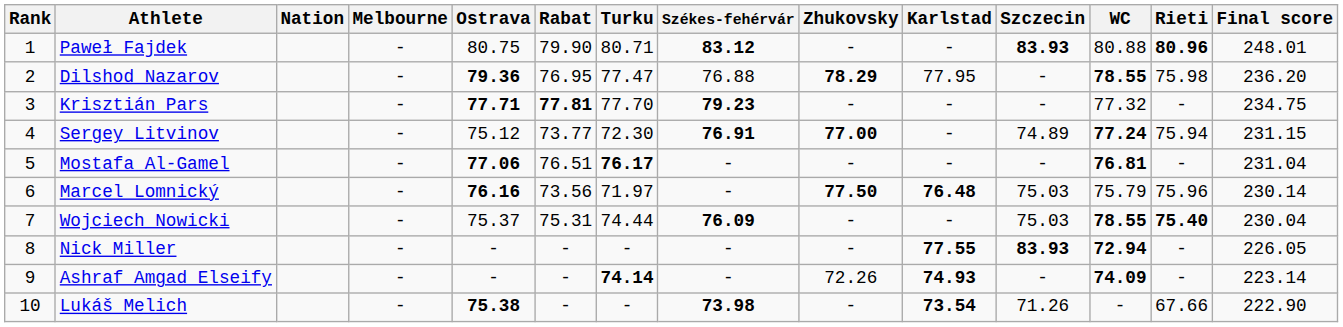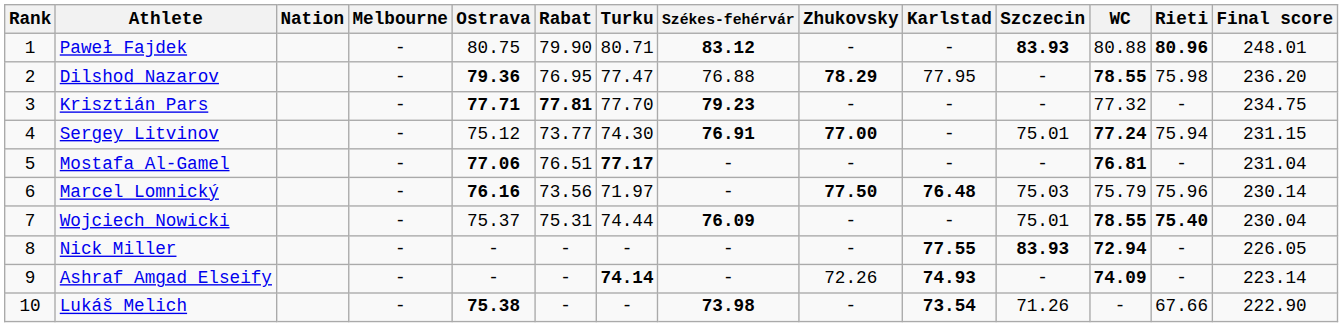(627, 134) 72.30 -> (627, 134) 74.30
(1043, 134) 74.89 -> (1043, 134) 75.01
(627, 163) 76.17 -> (627, 163) 77.17
(1043, 221) 75.03 -> (1043, 221) 75.01
